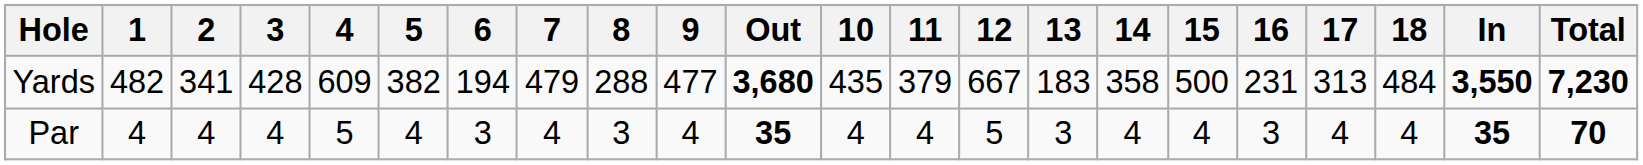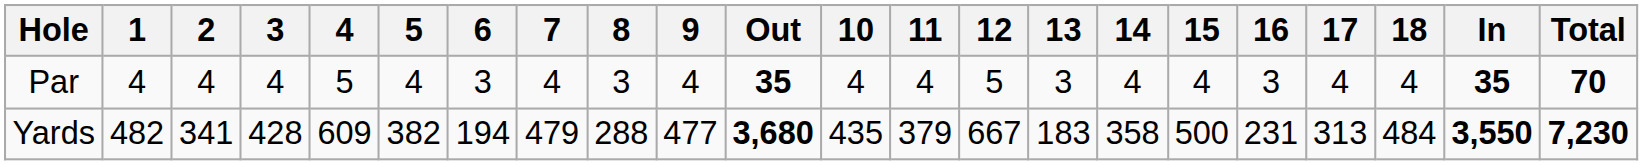rows swapped: (54, 81) <-> (54, 133)
